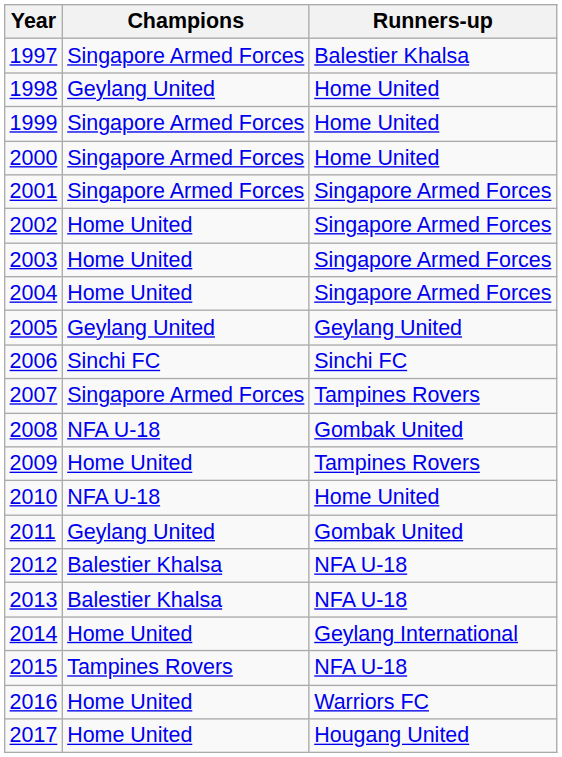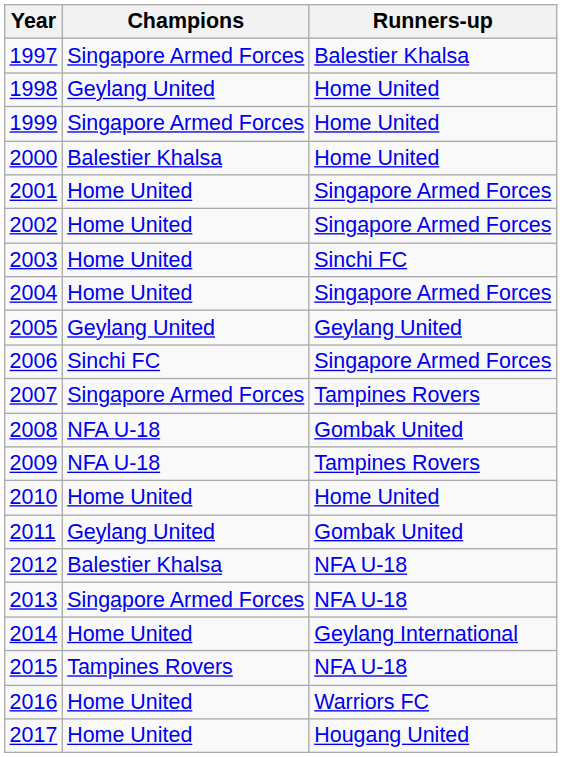(186, 157) Singapore Armed Forces -> (145, 157) Balestier Khalsa
(186, 191) Singapore Armed Forces -> (130, 191) Home United
(433, 259) Singapore Armed Forces -> (361, 259) Sinchi FC
(361, 361) Sinchi FC -> (433, 361) Singapore Armed Forces
(130, 463) Home United -> (114, 463) NFA U-18
(114, 497) NFA U-18 -> (130, 497) Home United
(145, 599) Balestier Khalsa -> (186, 599) Singapore Armed Forces
